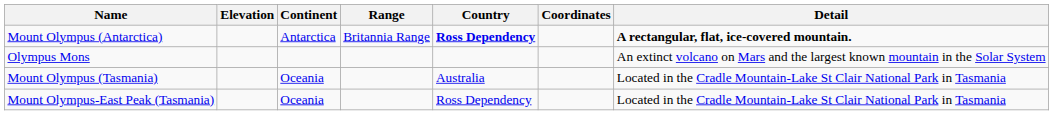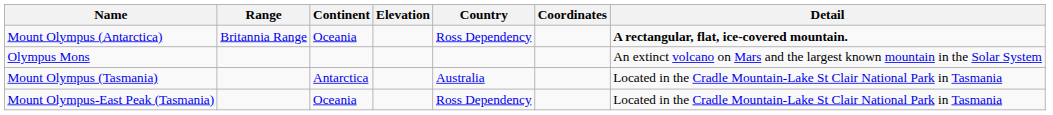columns swapped: (247, 15) <-> (387, 15)
(308, 36) Antarctica -> (335, 36) Oceania
(486, 36) bold -> (484, 36) normal
(302, 78) Oceania -> (341, 78) Antarctica
